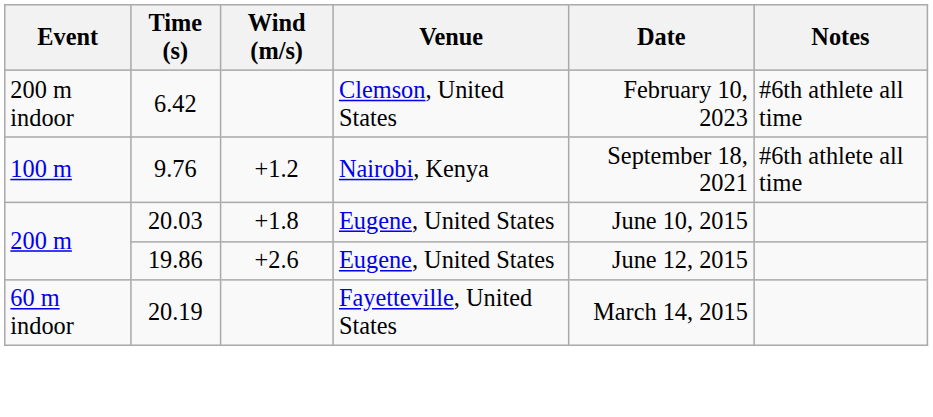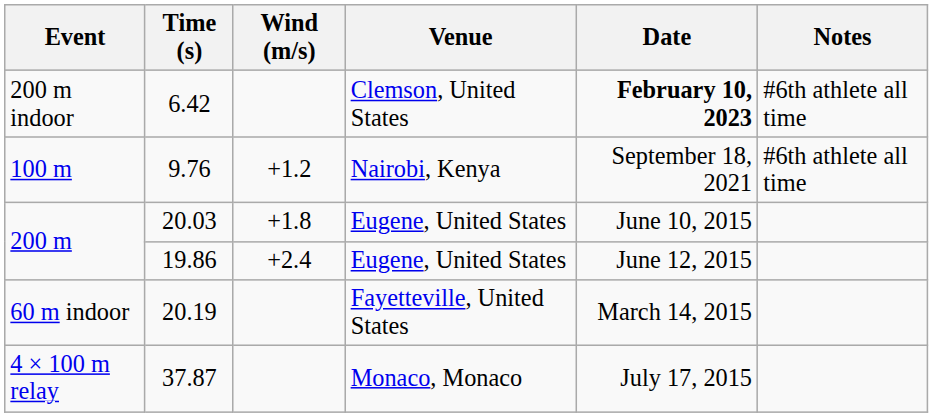(686, 103) normal -> (684, 103) bold
(277, 260) +2.6 -> (289, 260) +2.4
+ row: (189, 378)
